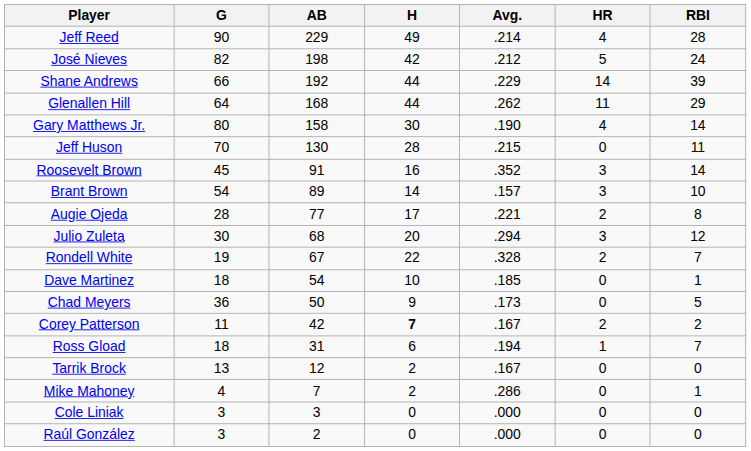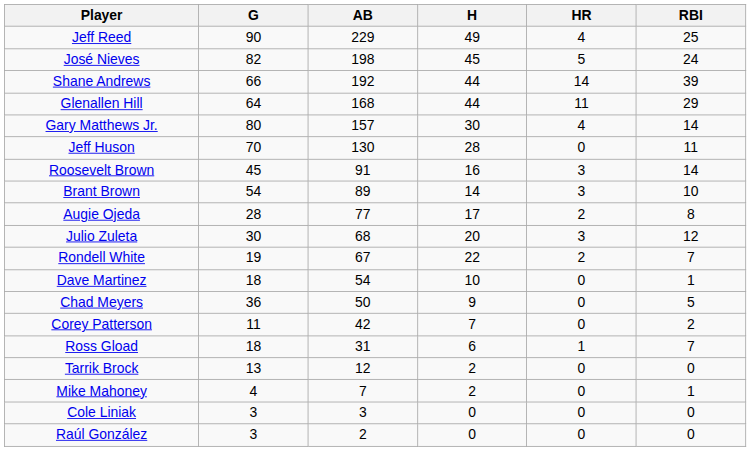- column: (507, 15)
(698, 37) 28 -> (691, 37) 25
(412, 59) 42 -> (472, 59) 45
(317, 125) 158 -> (363, 125) 157
(412, 324) bold -> (472, 324) normal
(603, 324) 2 -> (581, 324) 0
